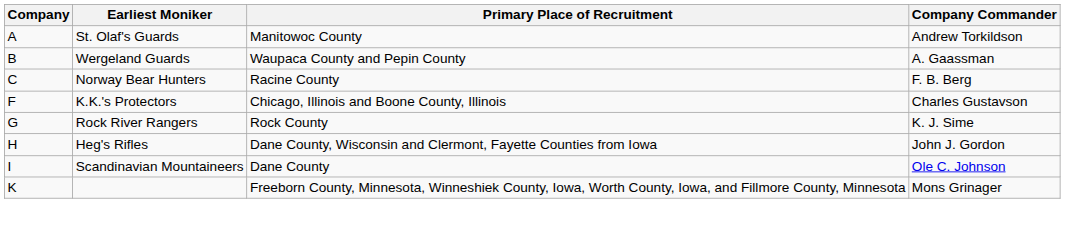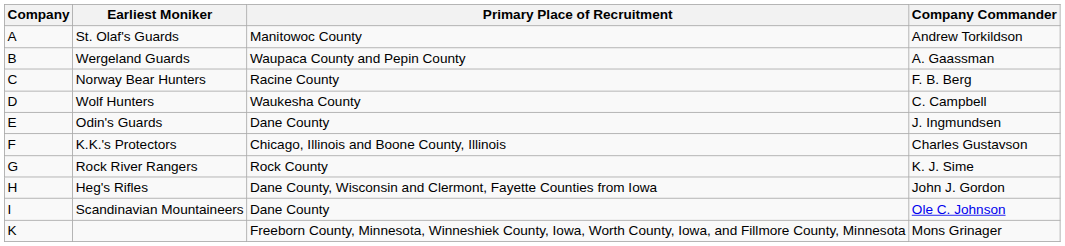+ row: (115, 101)
+ row: (119, 123)
